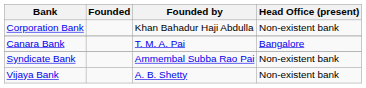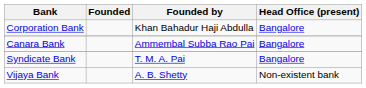(299, 28) Non-existent bank -> (282, 28) Bangalore
(160, 43) T. M. A. Pai -> (195, 43) Ammembal Subba Rao Pai
(195, 59) Ammembal Subba Rao Pai -> (160, 59) T. M. A. Pai
(299, 59) Non-existent bank -> (282, 59) Bangalore
